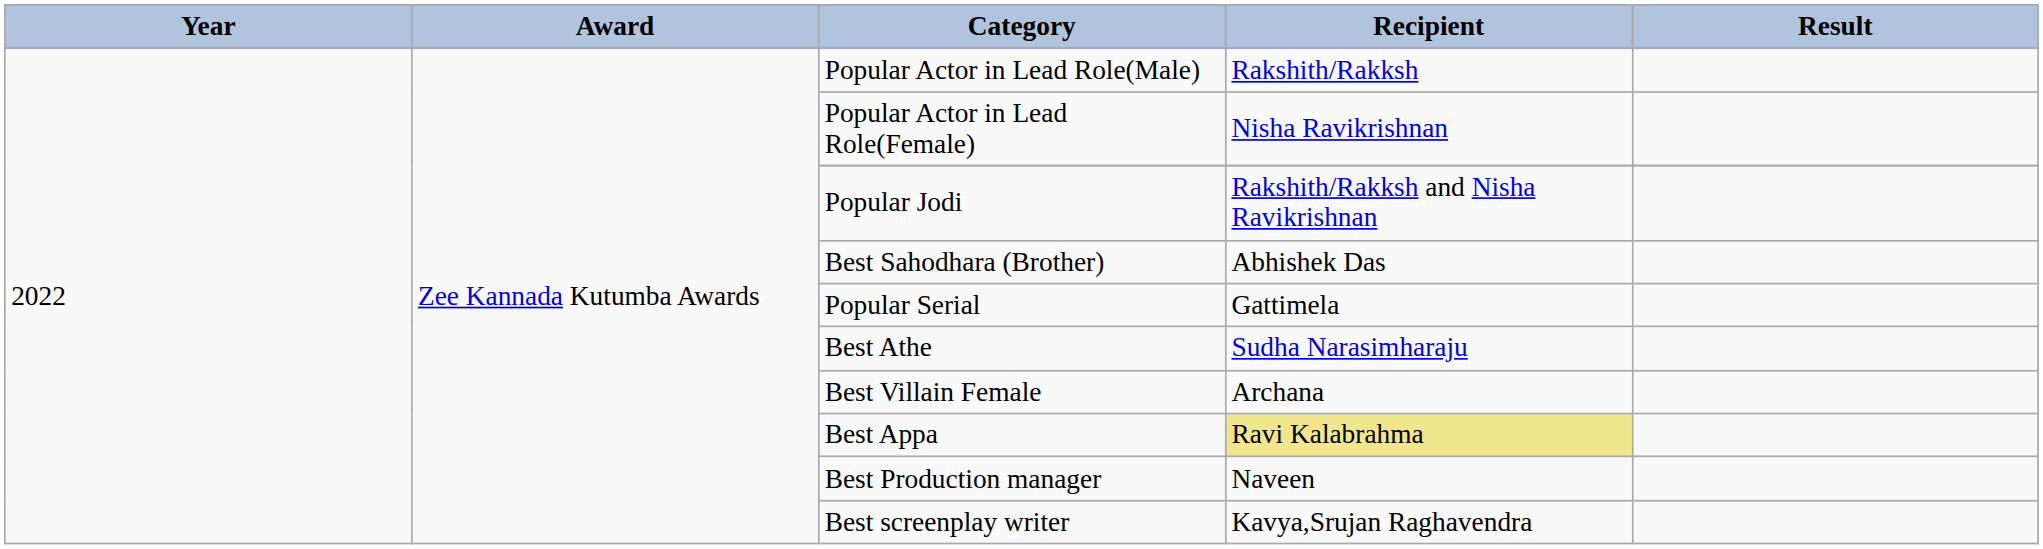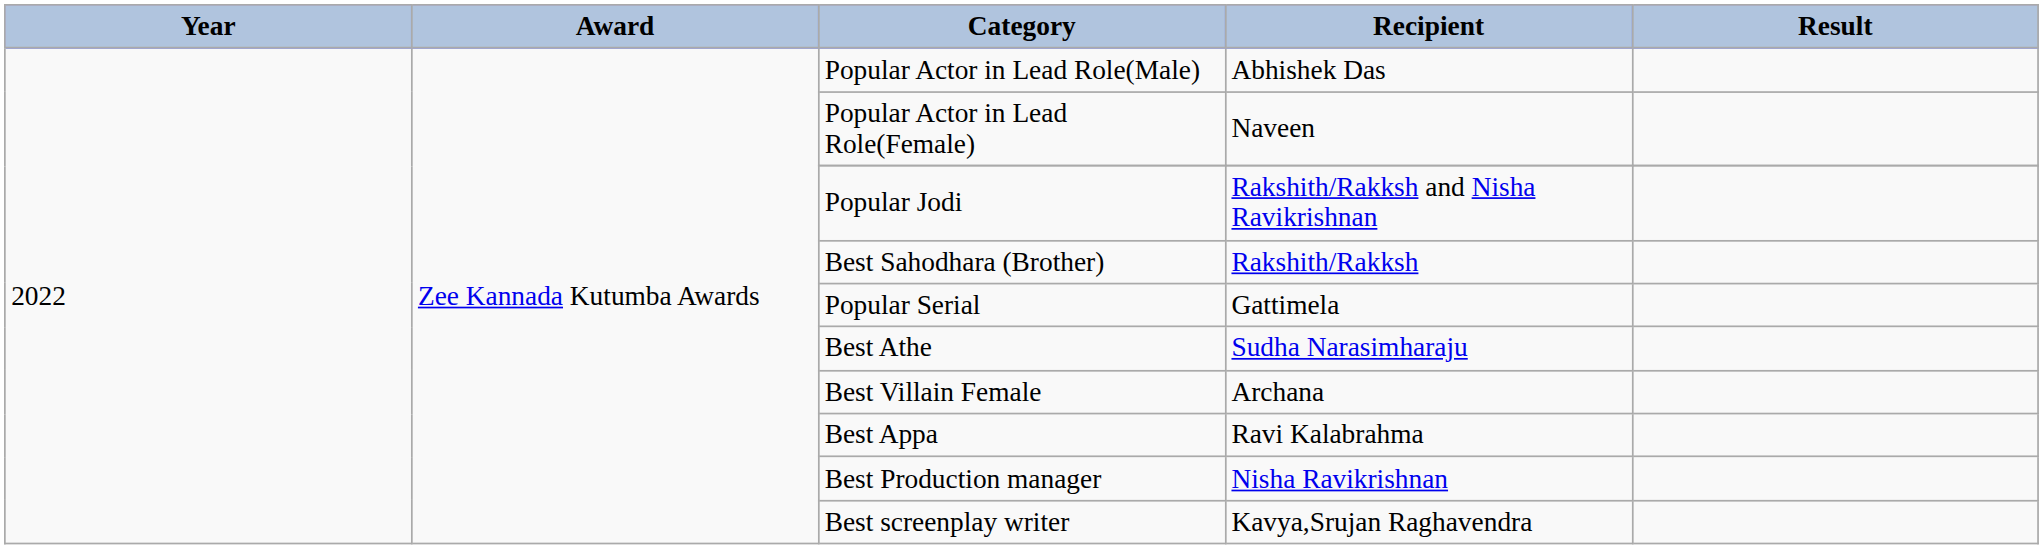(1325, 69) Rakshith/Rakksh -> (1309, 69) Abhishek Das
(1340, 128) Nisha Ravikrishnan -> (1273, 128) Naveen
(1309, 261) Abhishek Das -> (1325, 261) Rakshith/Rakksh
(1328, 434) khaki background -> (1328, 434) no background
(1273, 478) Naveen -> (1340, 478) Nisha Ravikrishnan
